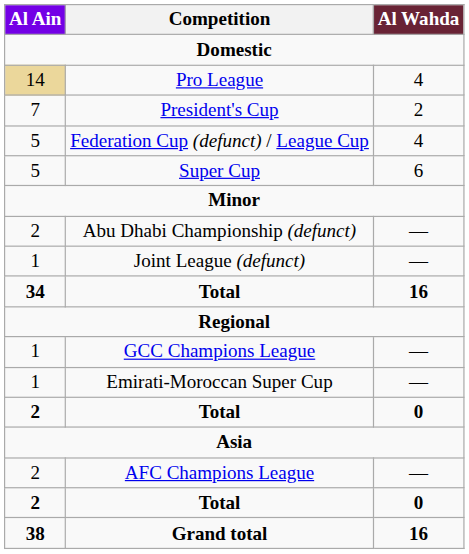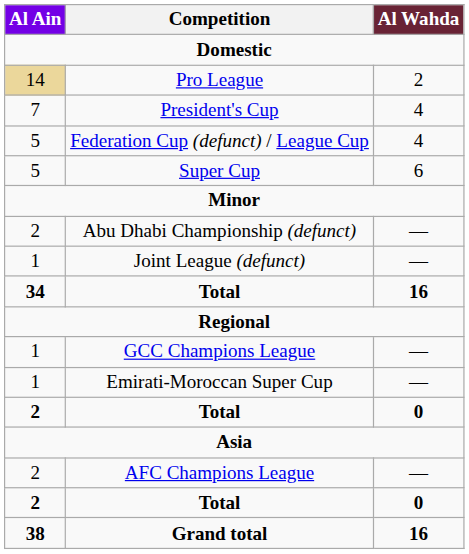(418, 79) 4 -> (418, 79) 2
(418, 110) 2 -> (418, 110) 4
